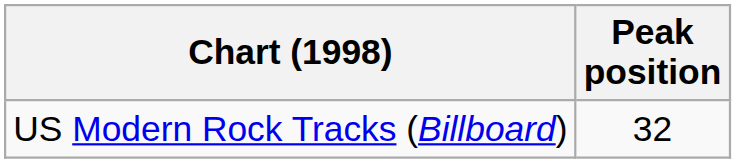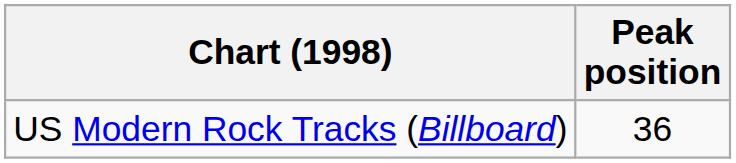(652, 128) 32 -> (652, 128) 36
